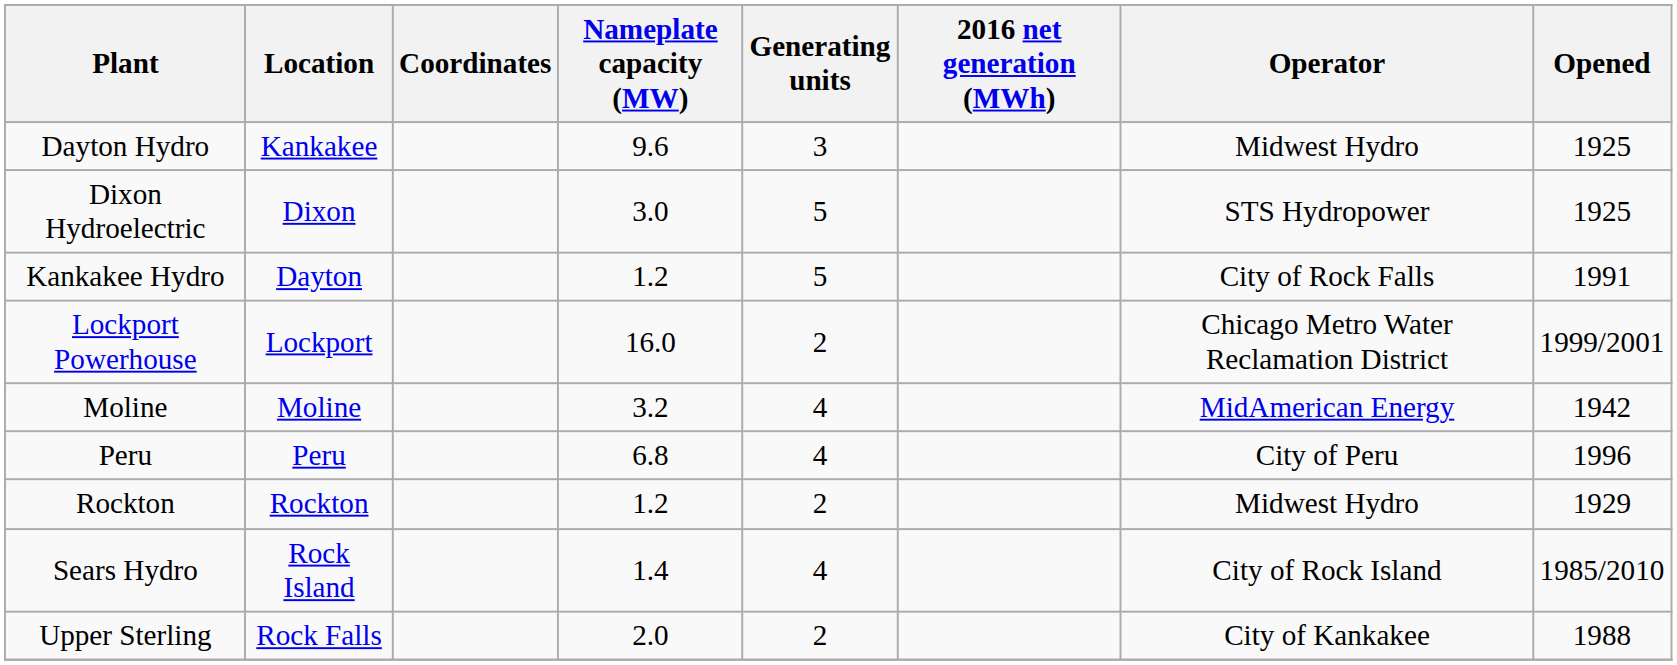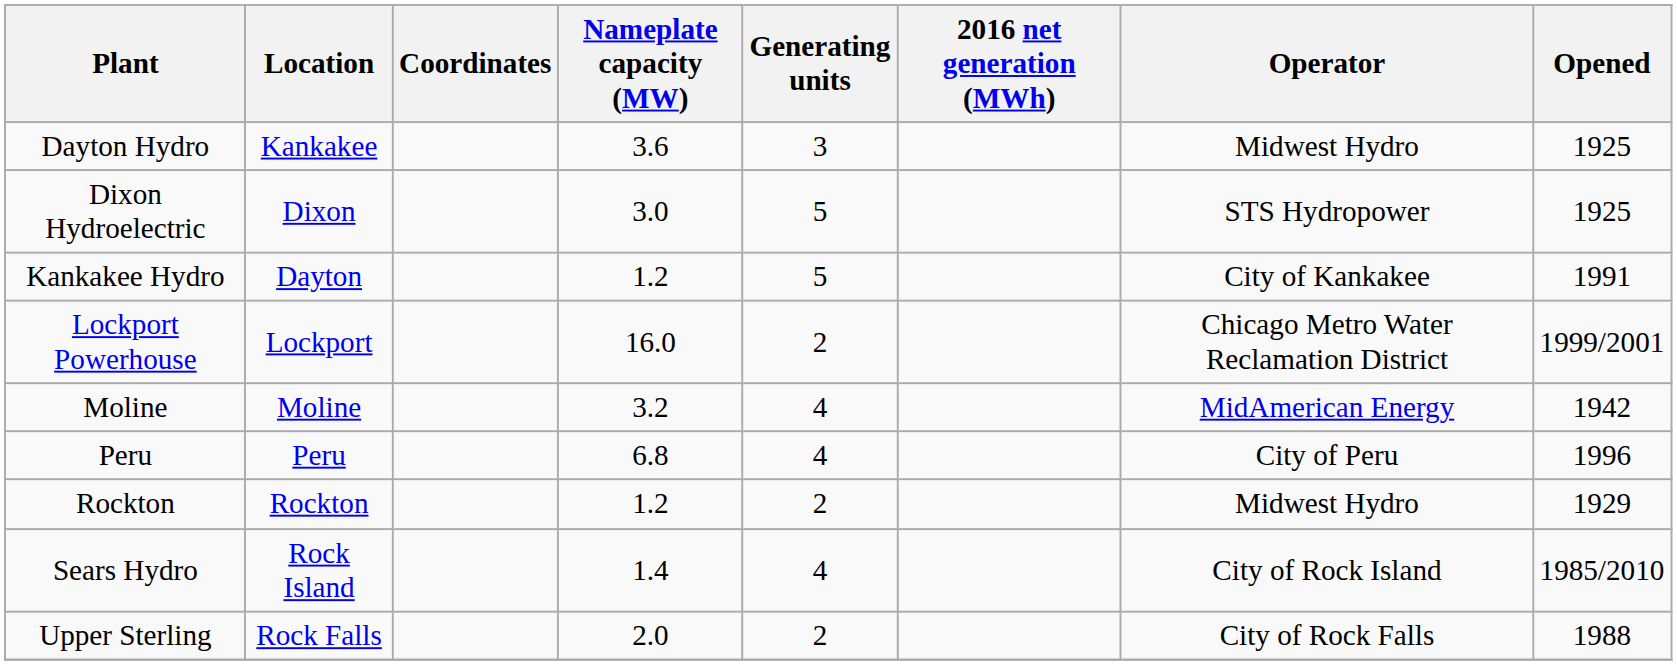(650, 145) 9.6 -> (650, 145) 3.6
(1327, 276) City of Rock Falls -> (1327, 276) City of Kankakee
(1327, 634) City of Kankakee -> (1327, 634) City of Rock Falls
